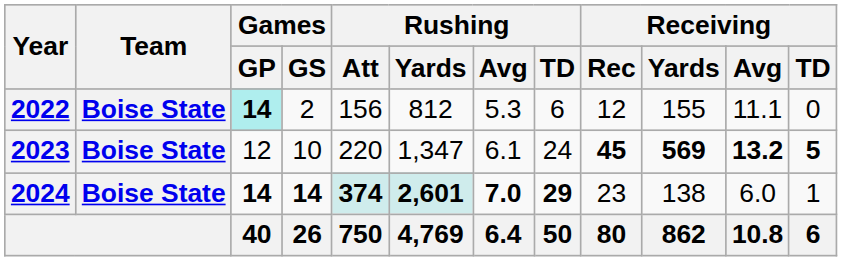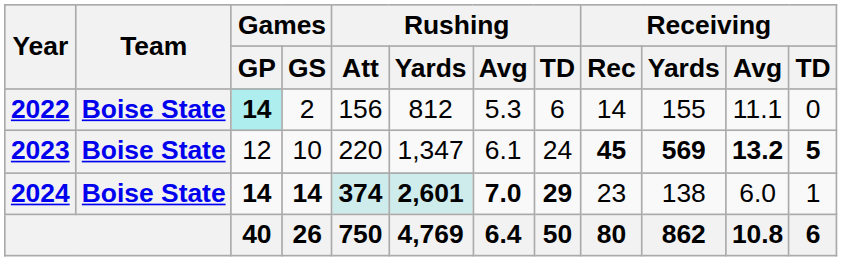(611, 109) 12 -> (611, 109) 14
